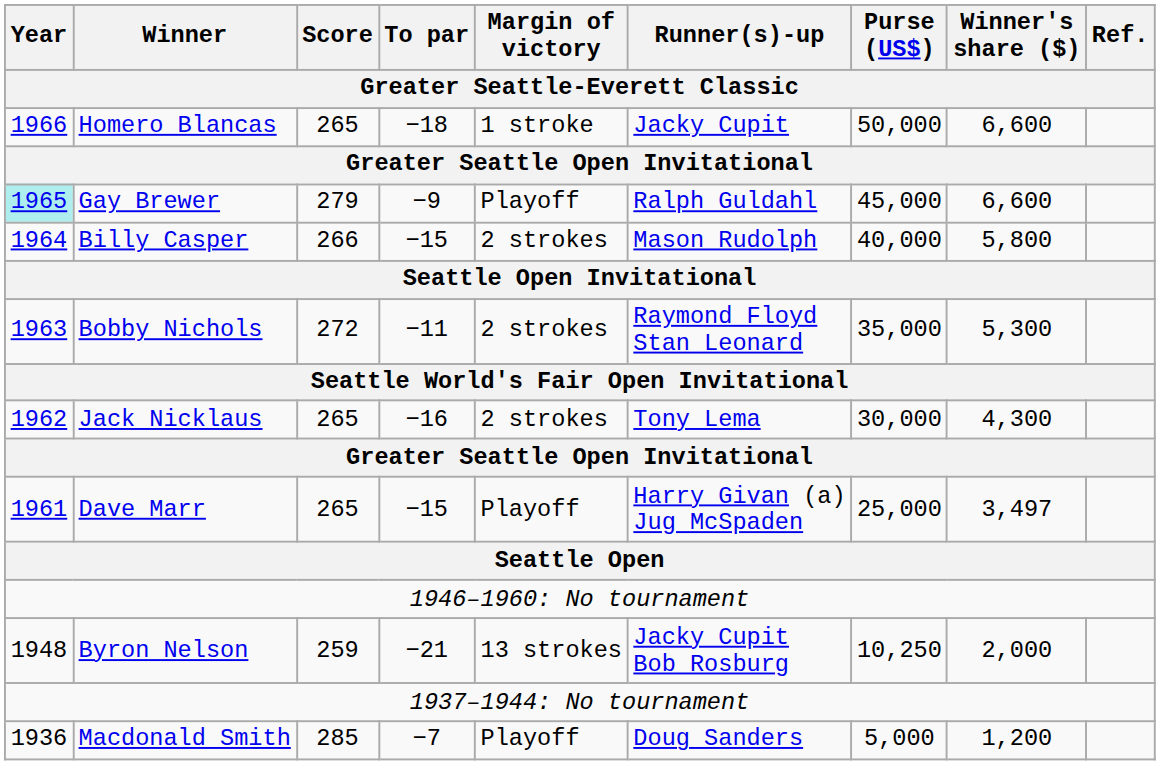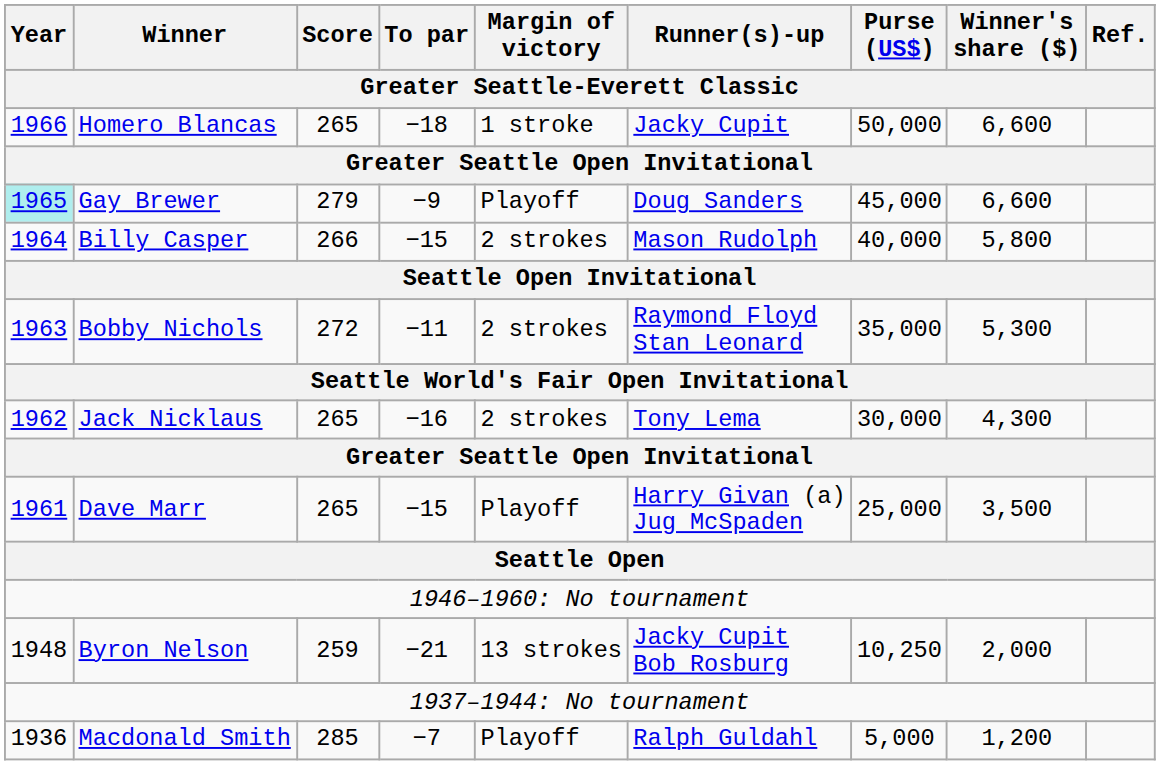(725, 203) Ralph Guldahl -> (718, 203) Doug Sanders
(1017, 510) 3,497 -> (1017, 510) 3,500
(718, 741) Doug Sanders -> (725, 741) Ralph Guldahl
